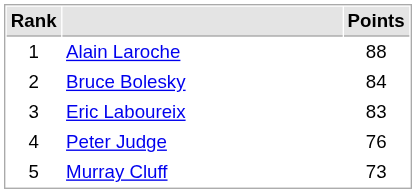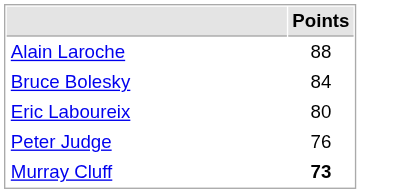- column: (34, 21)
(376, 112) 83 -> (321, 112) 80
(376, 172) normal -> (321, 172) bold
